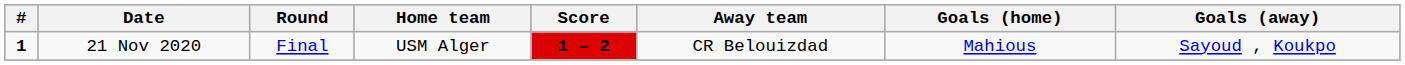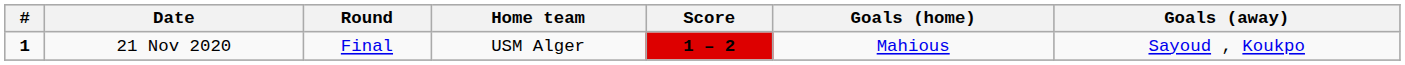- column: (760, 19)
